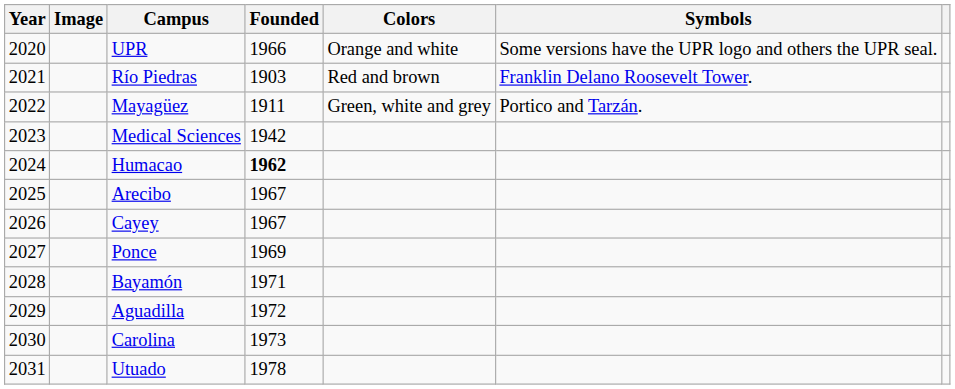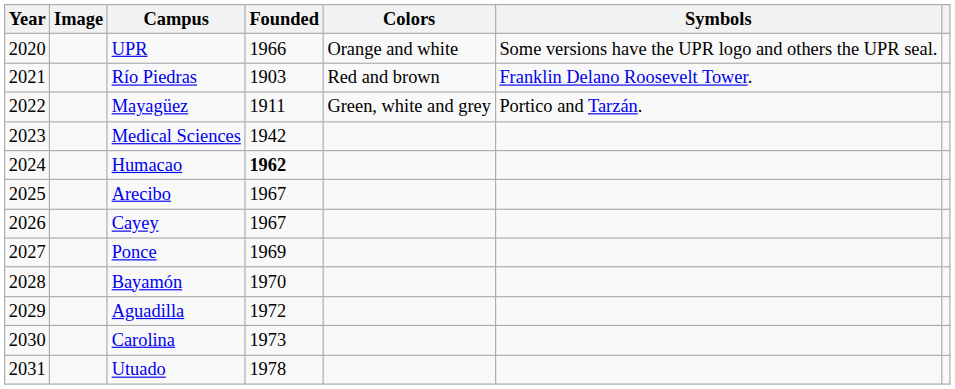(268, 281) 1971 -> (268, 281) 1970
